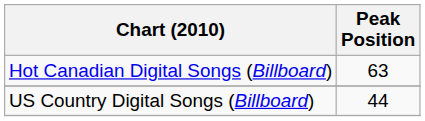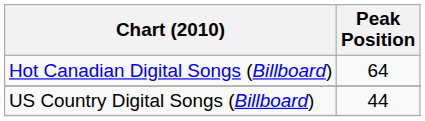(378, 70) 63 -> (378, 70) 64
